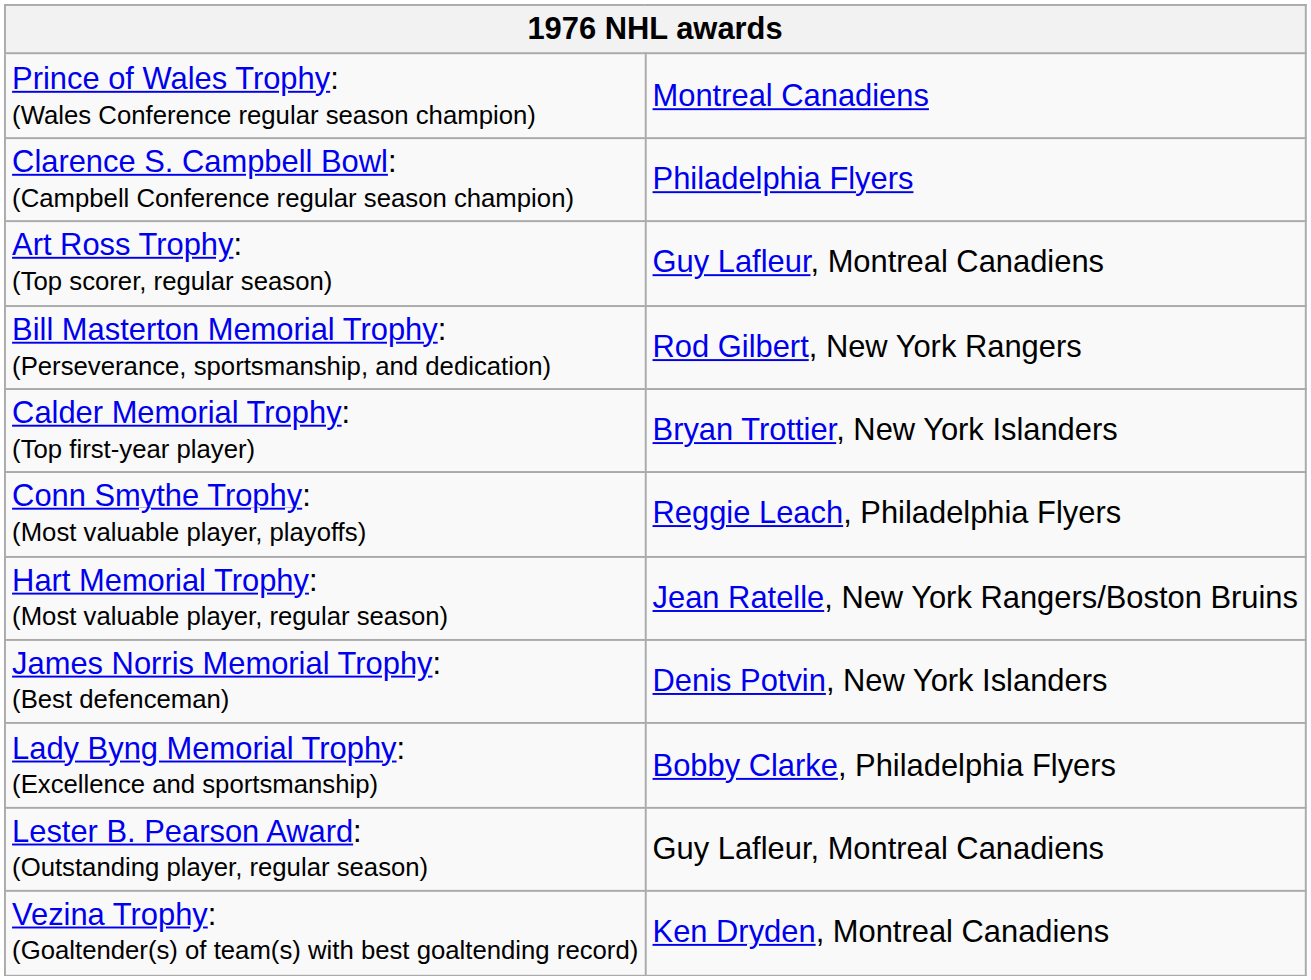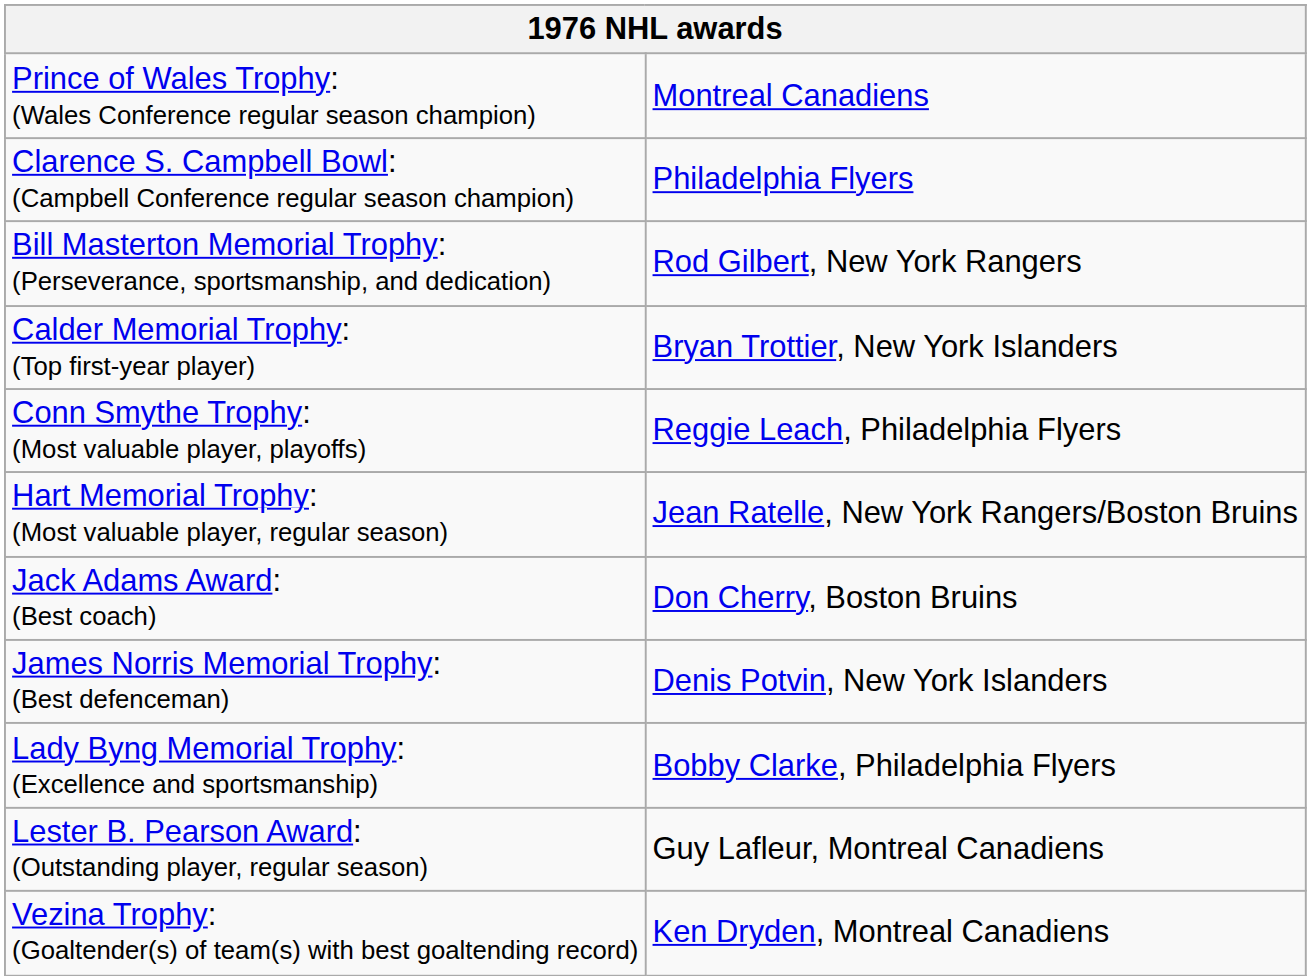- row: (172, 262)
+ row: (147, 597)
